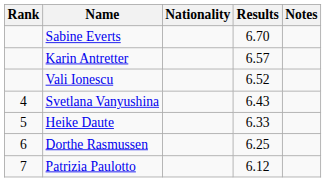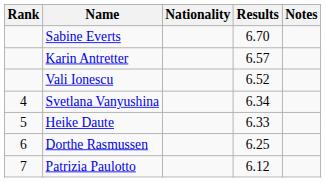(258, 101) 6.43 -> (258, 101) 6.34
